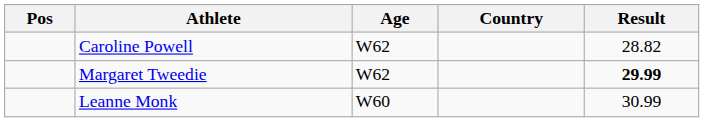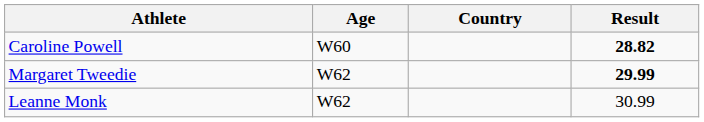- column: (40, 18)
(373, 46) W62 -> (334, 46) W60
(641, 46) normal -> (635, 46) bold
(373, 102) W60 -> (334, 102) W62
